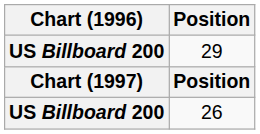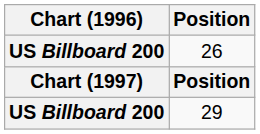rows swapped: (212, 112) <-> (212, 50)
